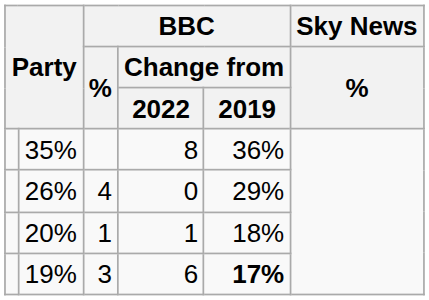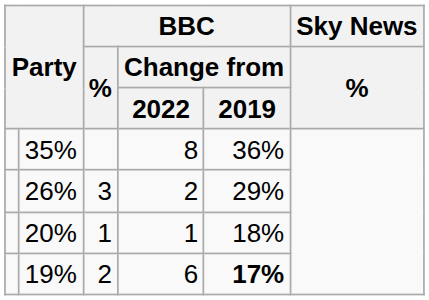(105, 191) 4 -> (105, 191) 3
(191, 191) 0 -> (191, 191) 2
(105, 273) 3 -> (105, 273) 2
